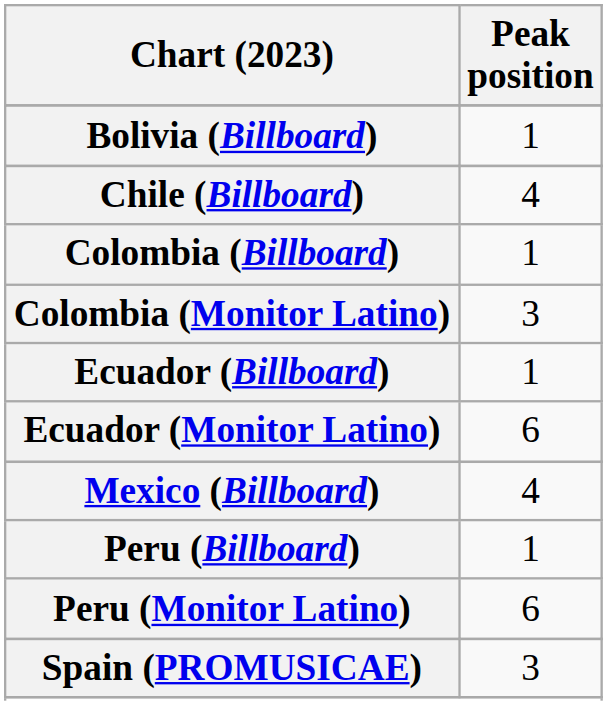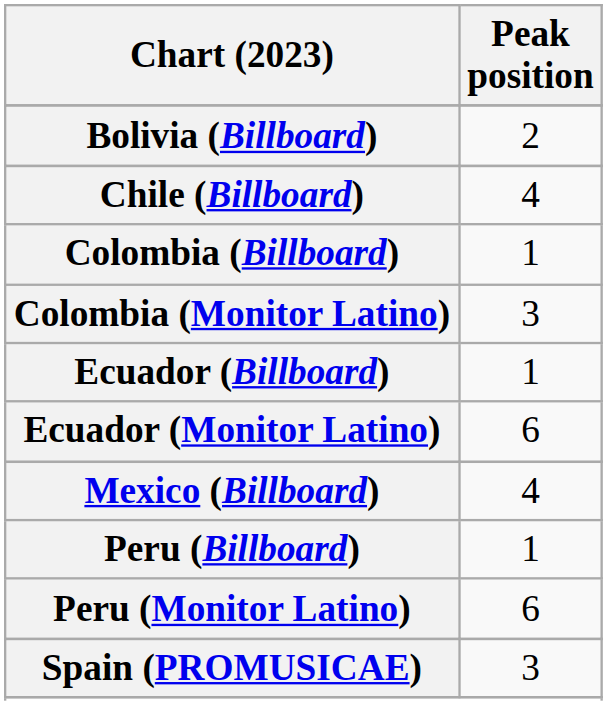(530, 135) 1 -> (530, 135) 2
